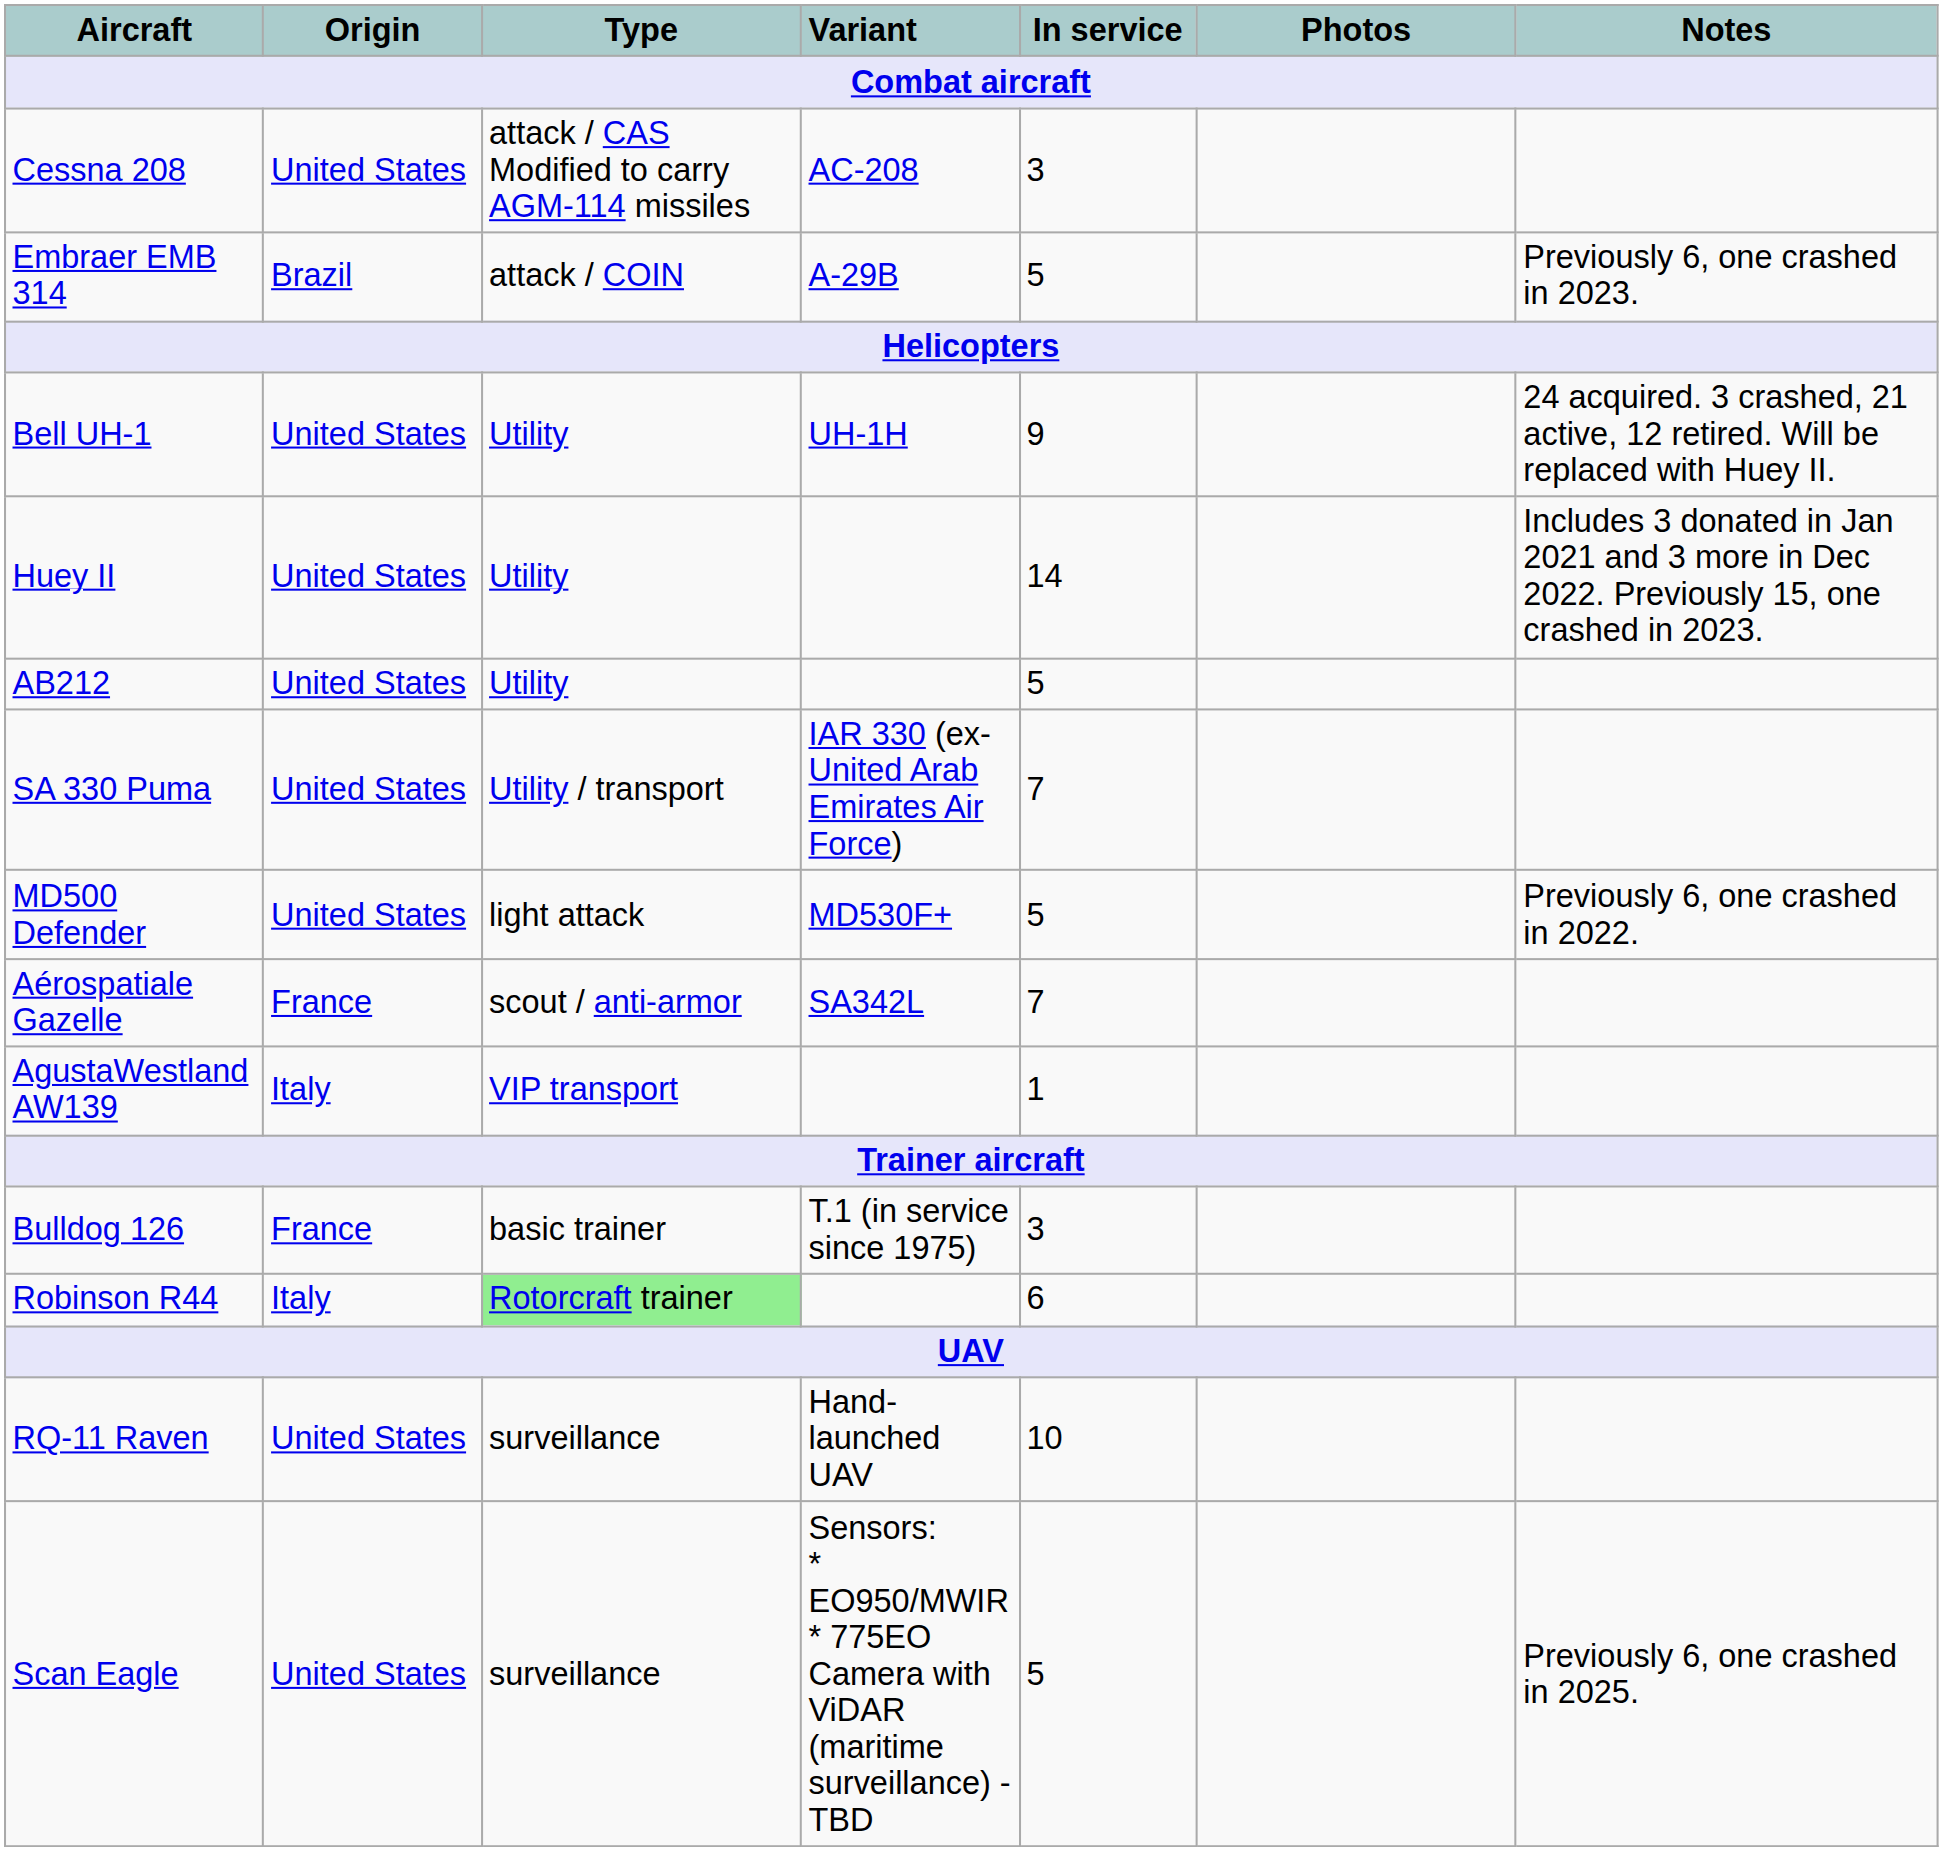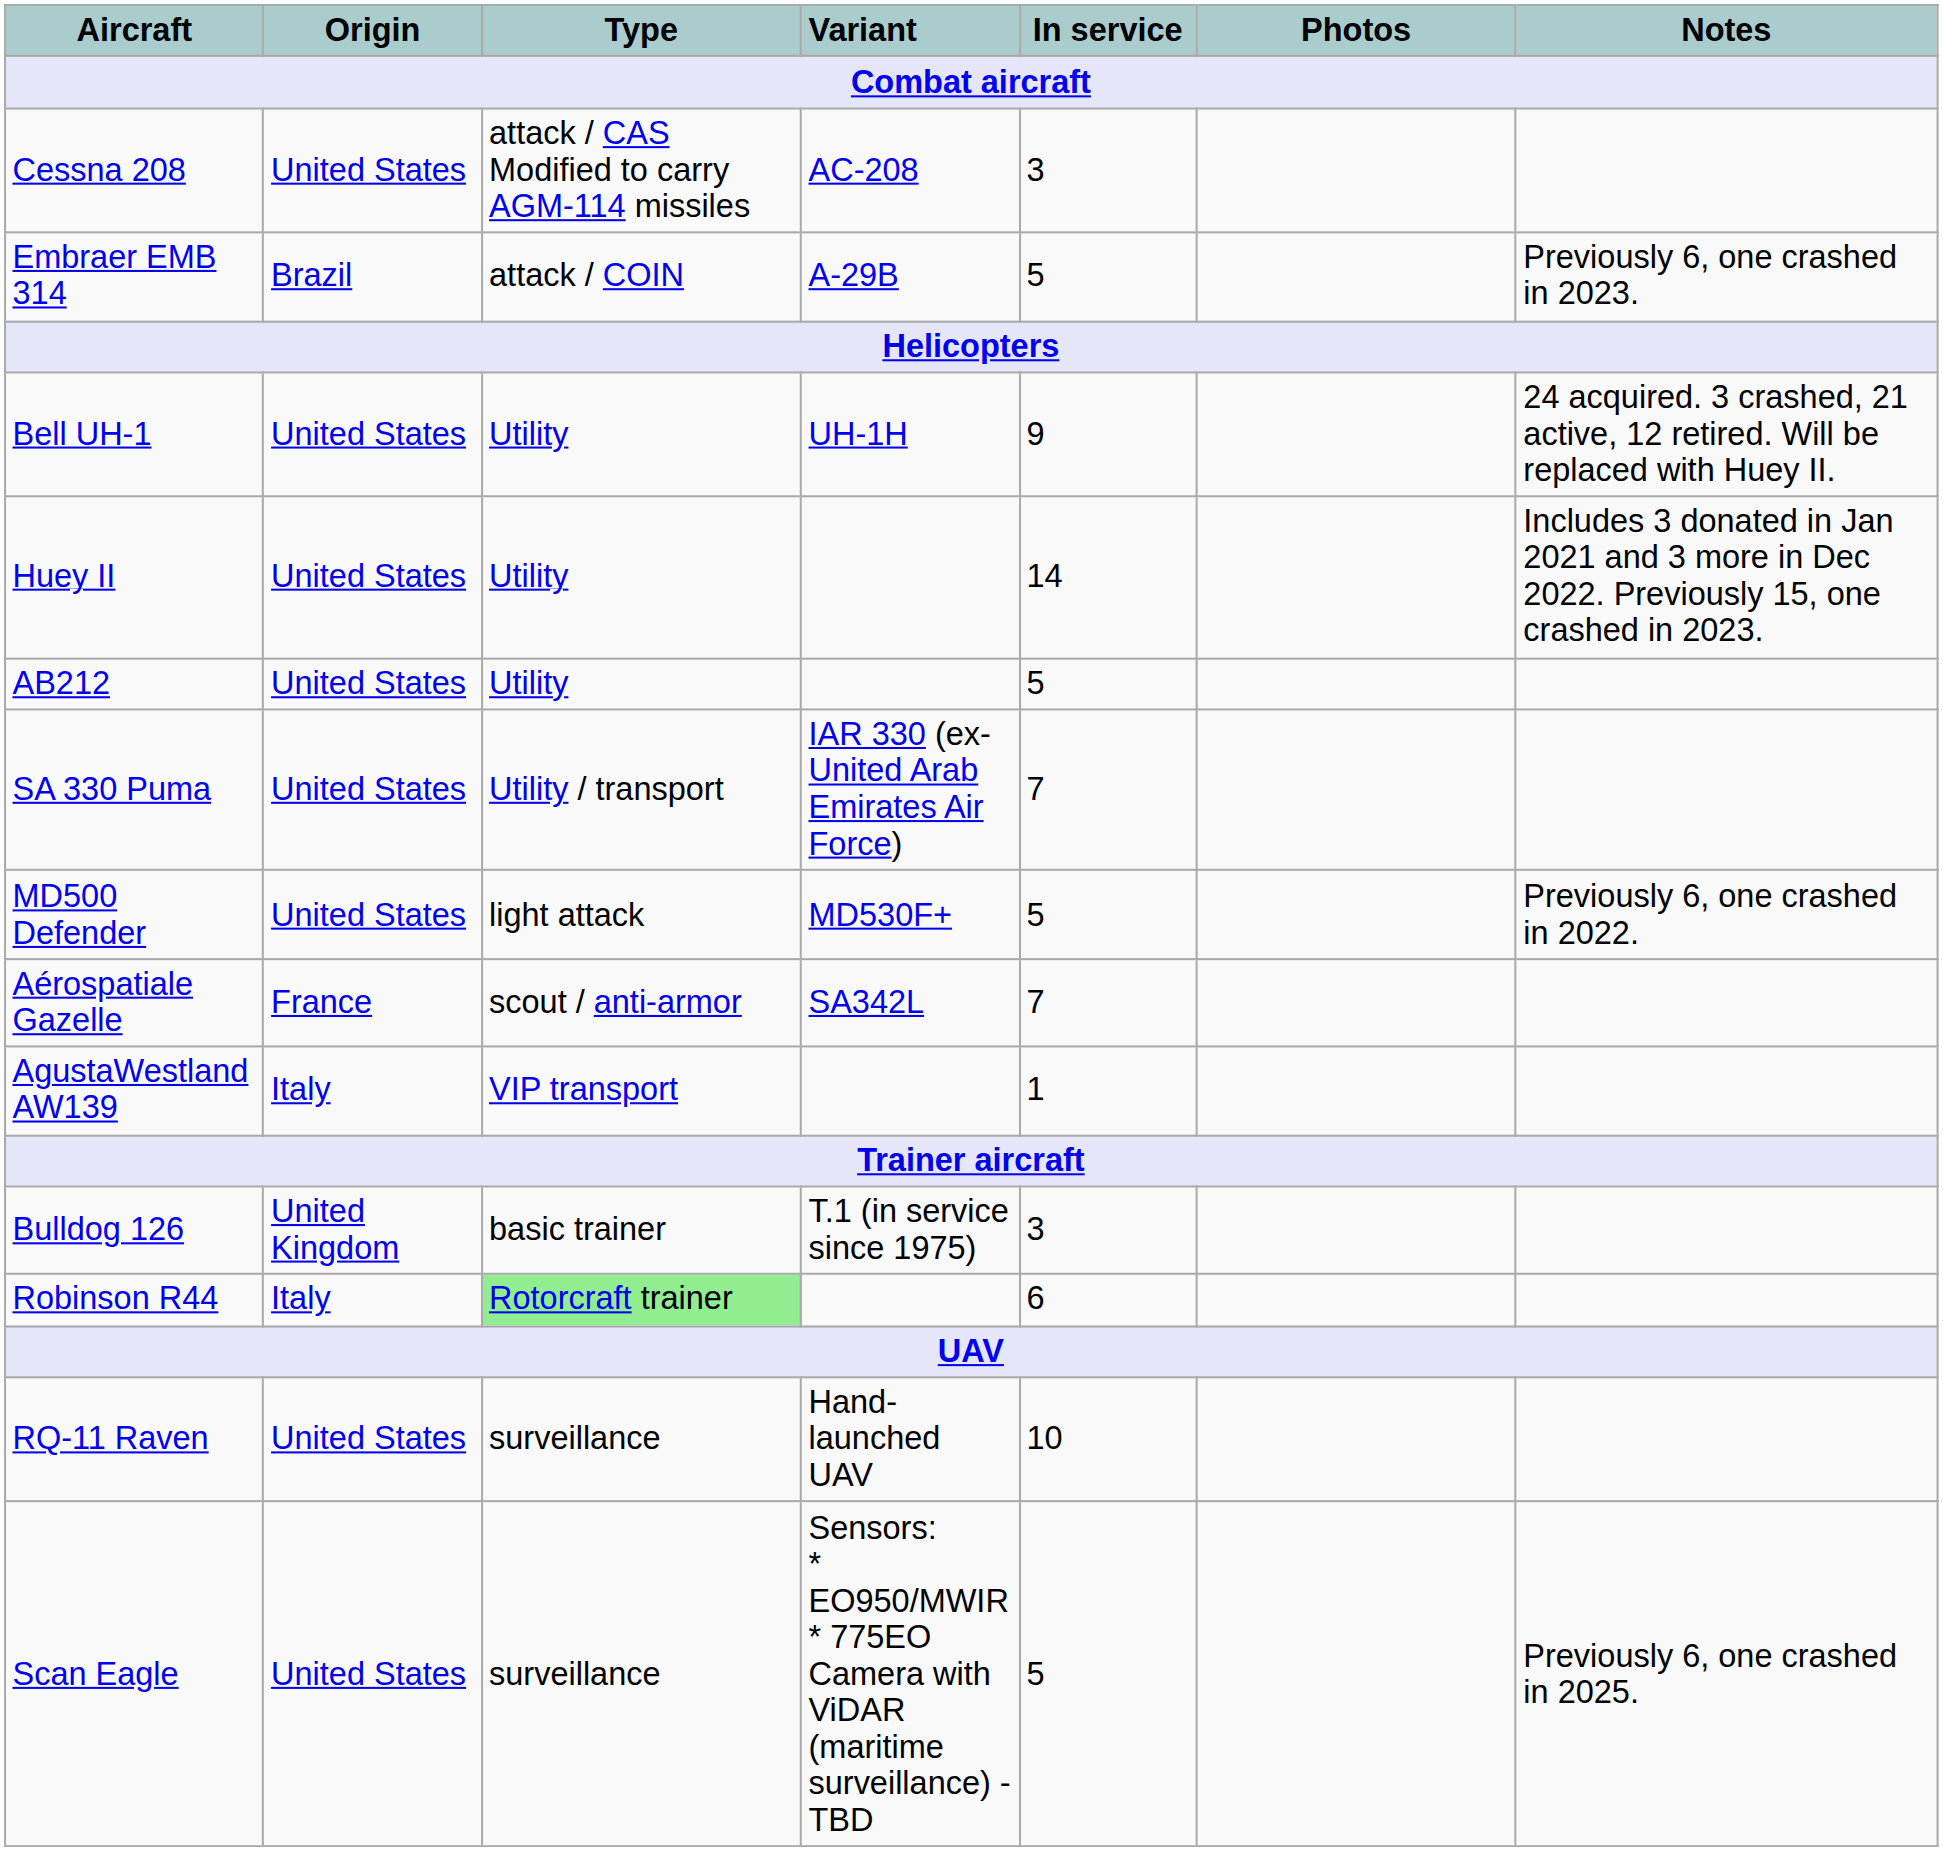(322, 1229) France -> (335, 1229) United Kingdom
